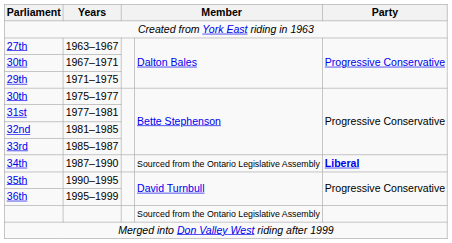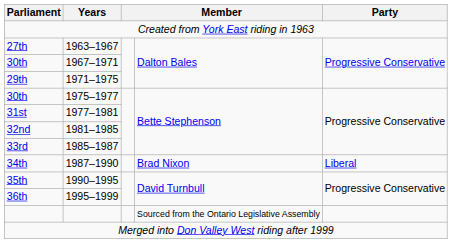(228, 164) Sourced from the Ontario Legislative Assembly -> (163, 163) Brad Nixon
(342, 163) bold -> (341, 163) normal
